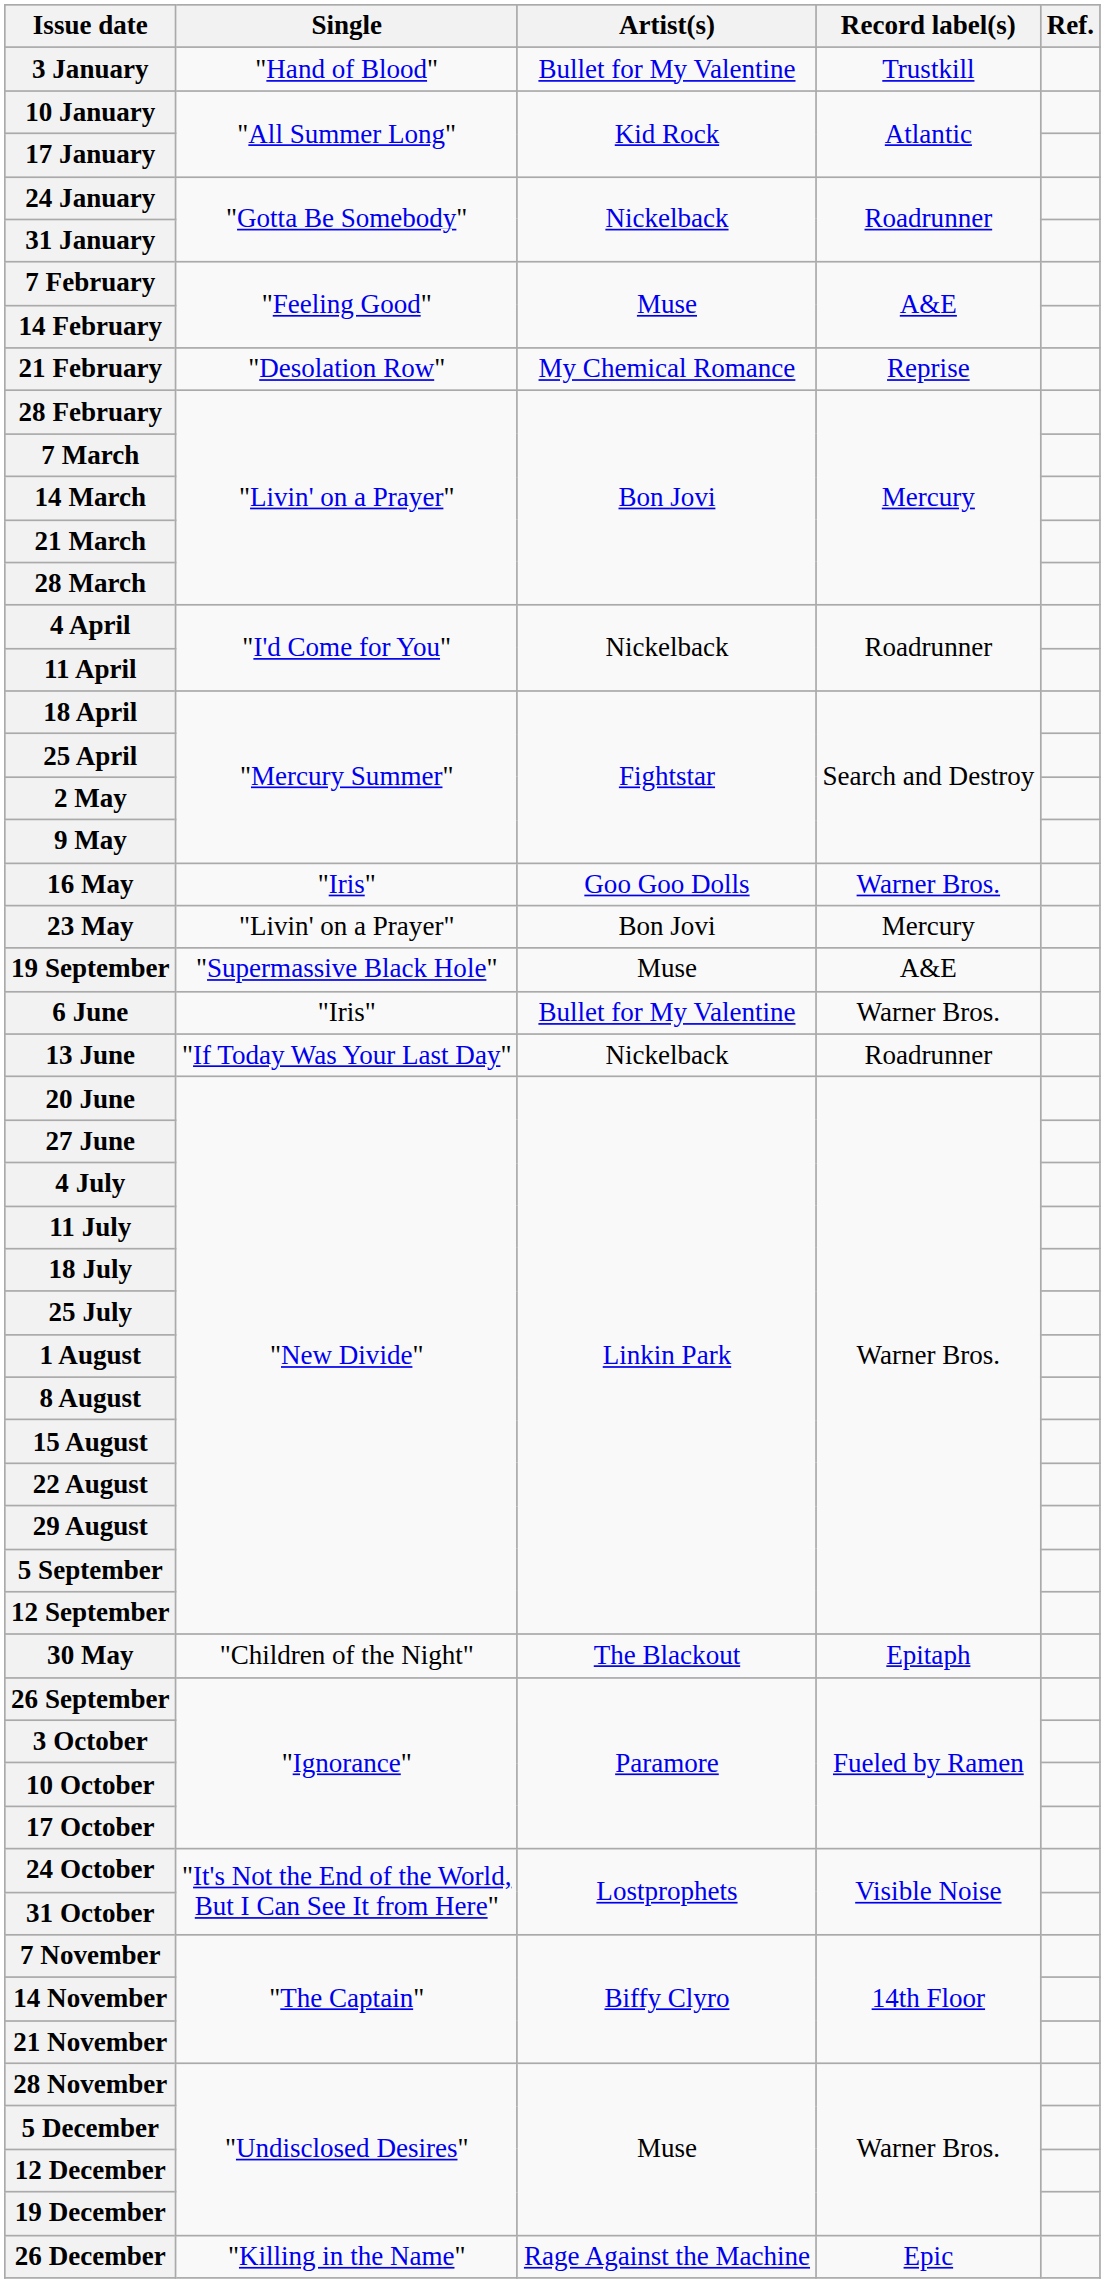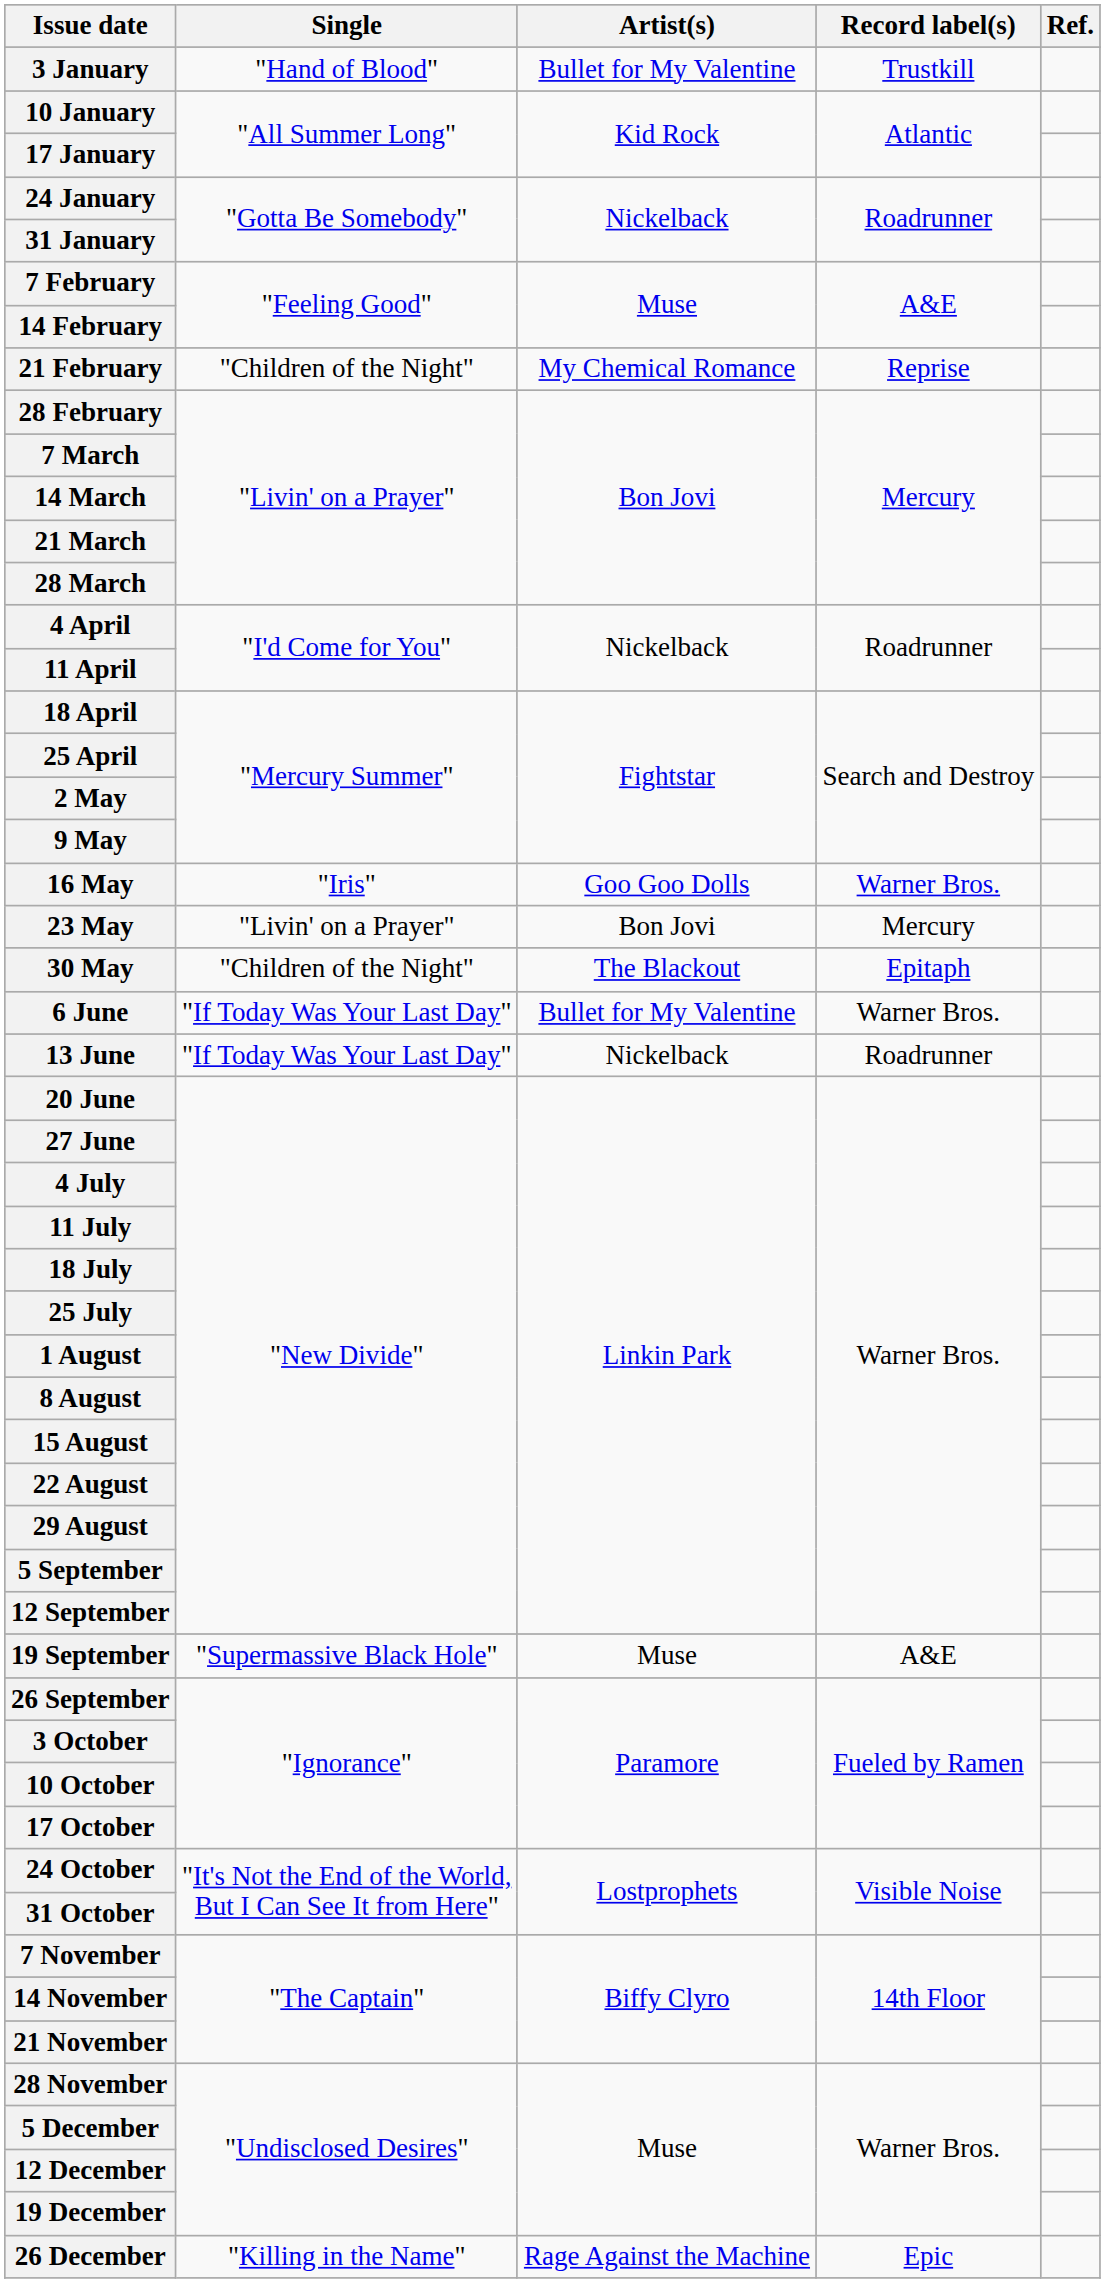(347, 369) "Desolation Row" -> (347, 369) "Children of the Night"
rows swapped: (90, 1655) <-> (90, 969)
(347, 1012) "Iris" -> (347, 1012) "If Today Was Your Last Day"
